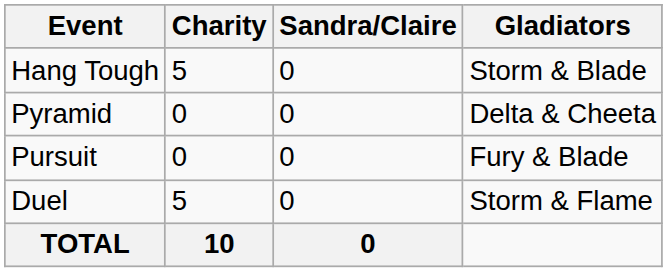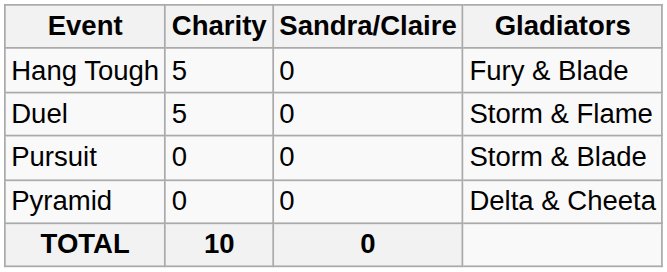(558, 69) Storm & Blade -> (549, 69) Fury & Blade
rows swapped: (62, 113) <-> (40, 200)
(549, 157) Fury & Blade -> (558, 157) Storm & Blade
